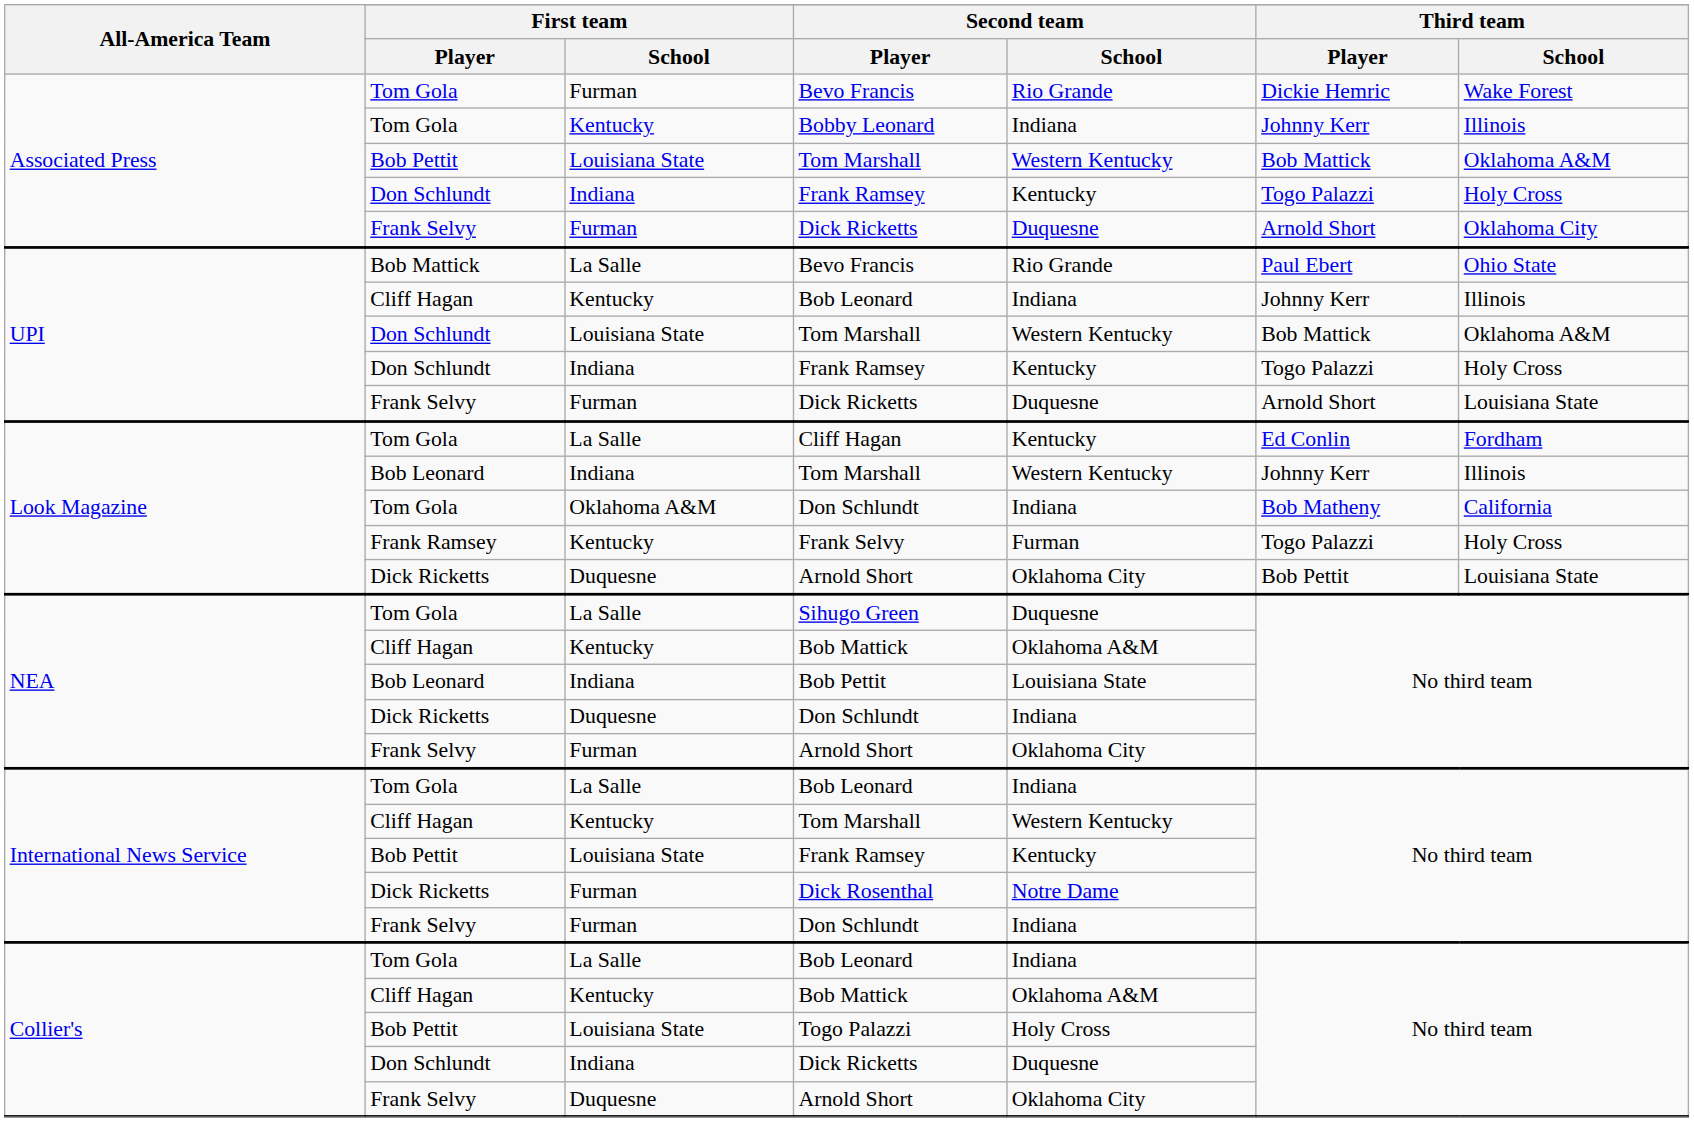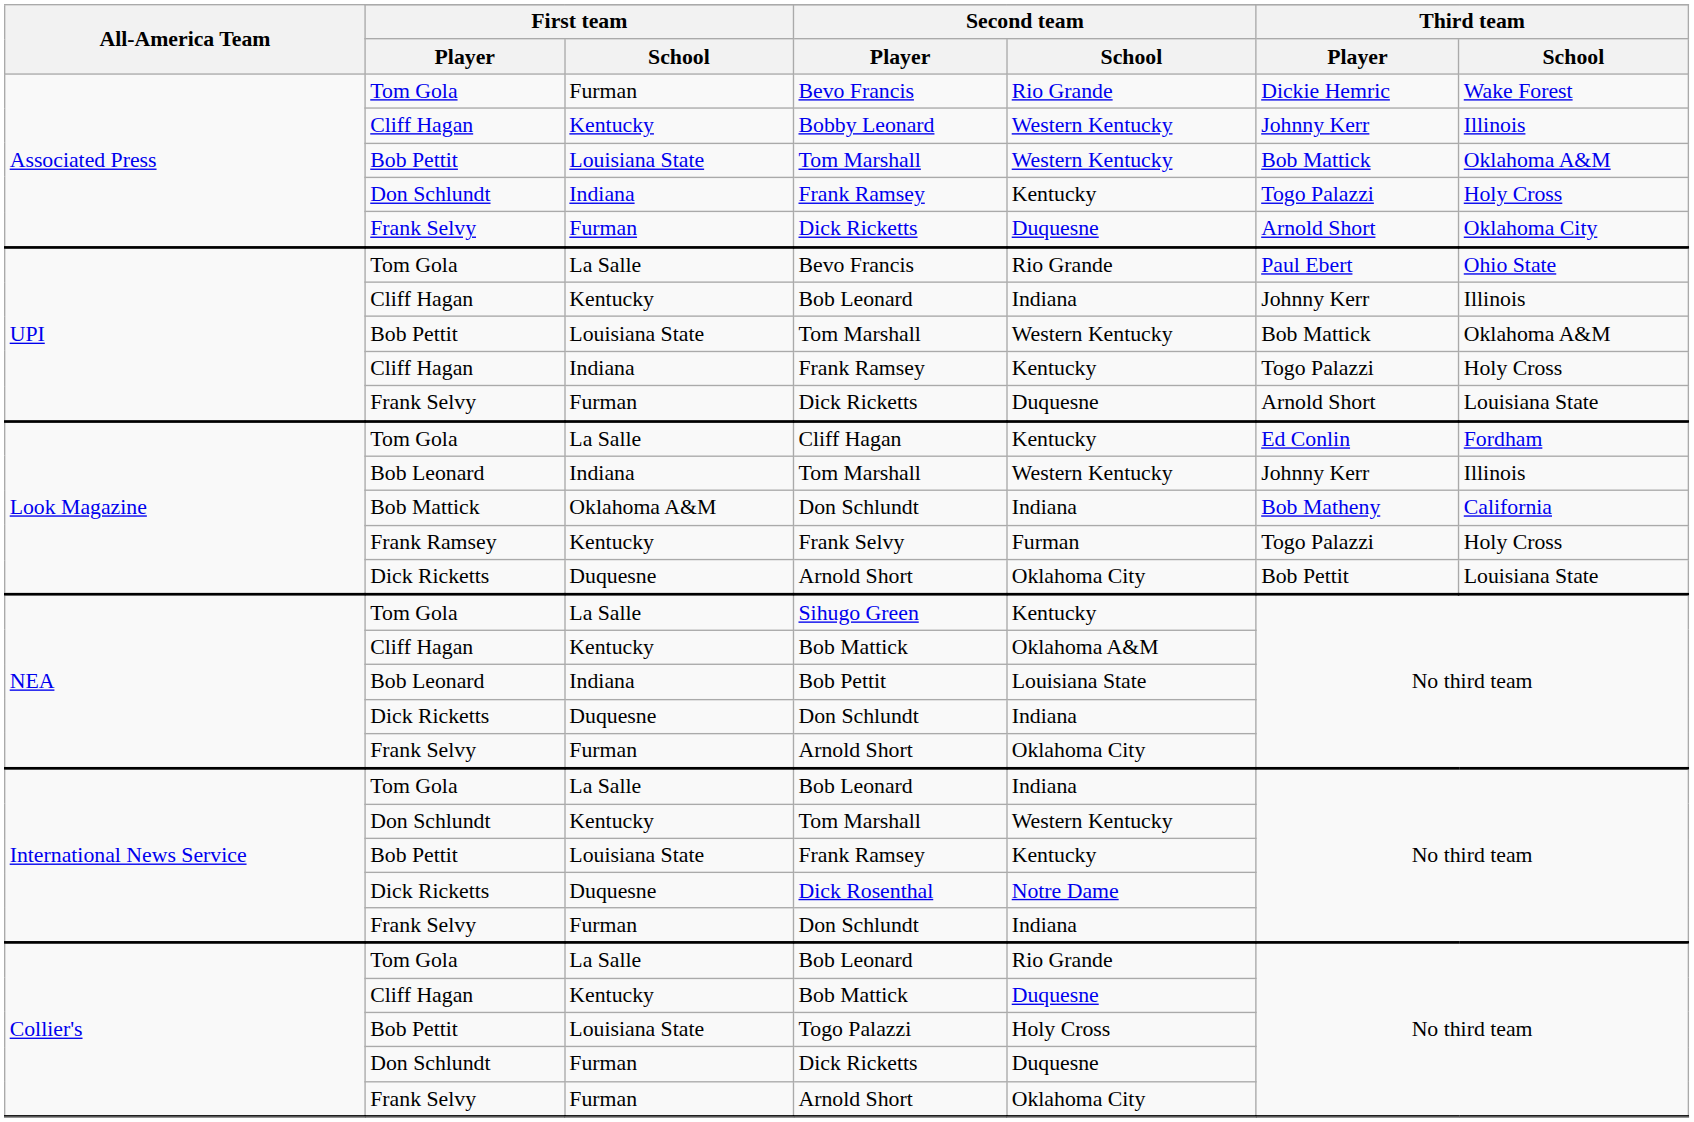(414, 125) Tom Gola -> (422, 125) Cliff Hagan
(1044, 125) Indiana -> (1092, 125) Western Kentucky
(425, 264) Bob Mattick -> (414, 264) Tom Gola
(430, 333) Don Schlundt -> (414, 333) Bob Pettit
(430, 368) Don Schlundt -> (422, 368) Cliff Hagan
(414, 507) Tom Gola -> (425, 507) Bob Mattick
(1055, 612) Duquesne -> (1054, 612) Kentucky
(422, 820) Cliff Hagan -> (430, 820) Don Schlundt
(603, 889) Furman -> (613, 889) Duquesne
(1044, 960) Indiana -> (1062, 960) Rio Grande
(1085, 994) Oklahoma A&M -> (1055, 994) Duquesne
(602, 1063) Indiana -> (603, 1063) Furman
(613, 1098) Duquesne -> (603, 1098) Furman
